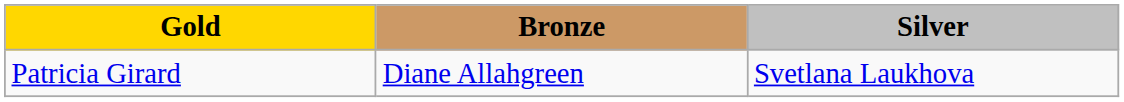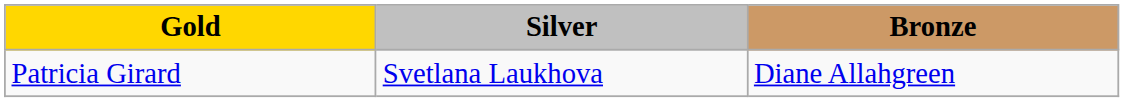columns swapped: (933, 27) <-> (562, 27)
